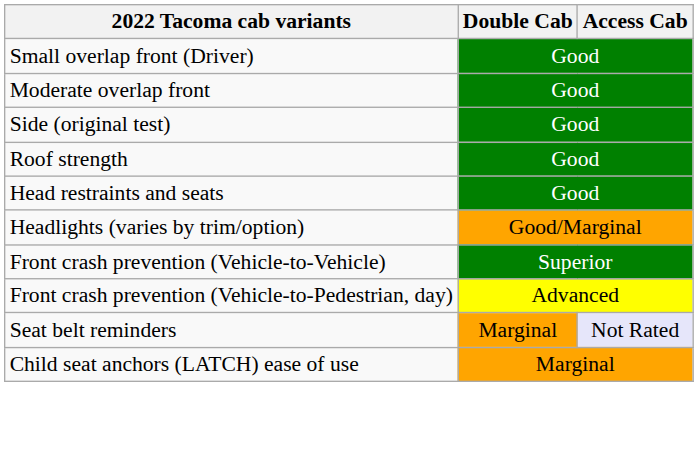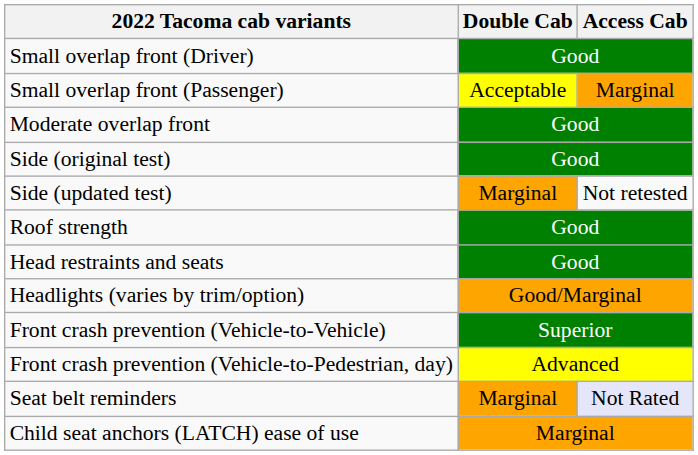+ row: (147, 90)
+ row: (91, 192)
